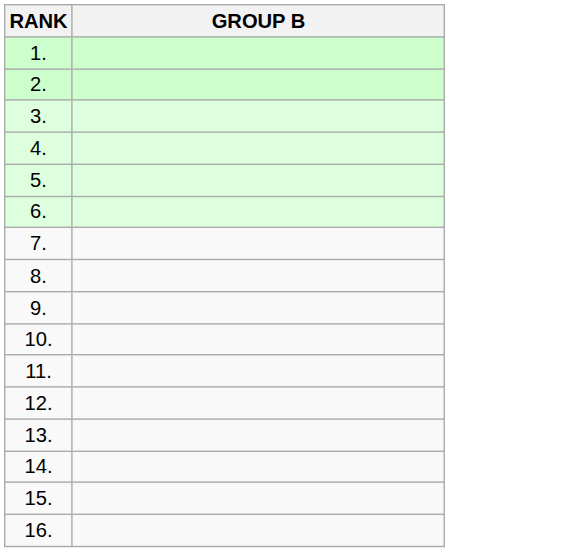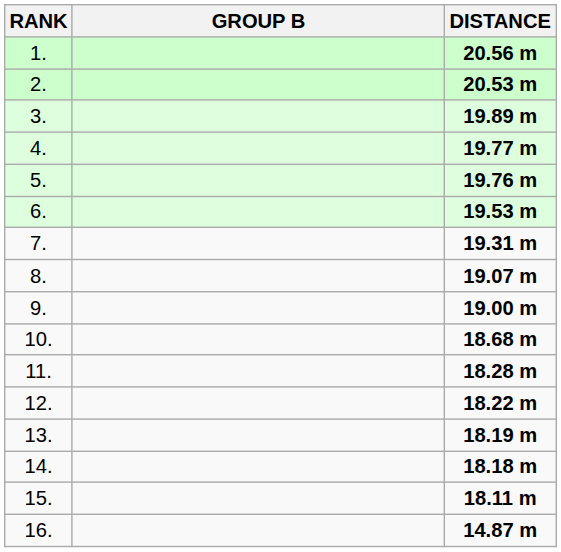+ column: (500, 21)
